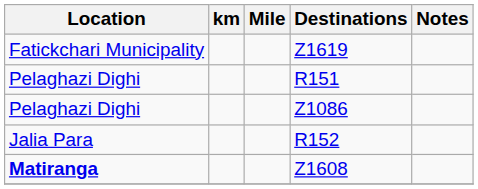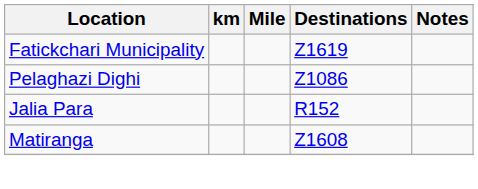- row: (317, 79)
(54, 169) bold -> (51, 139) normal
